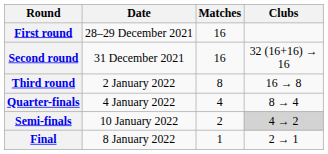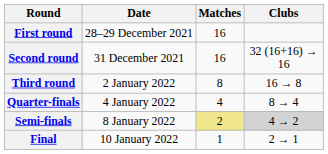(139, 121) 10 January 2022 -> (139, 121) 8 January 2022
(220, 121) no background -> (220, 121) khaki background
(139, 139) 8 January 2022 -> (139, 139) 10 January 2022
